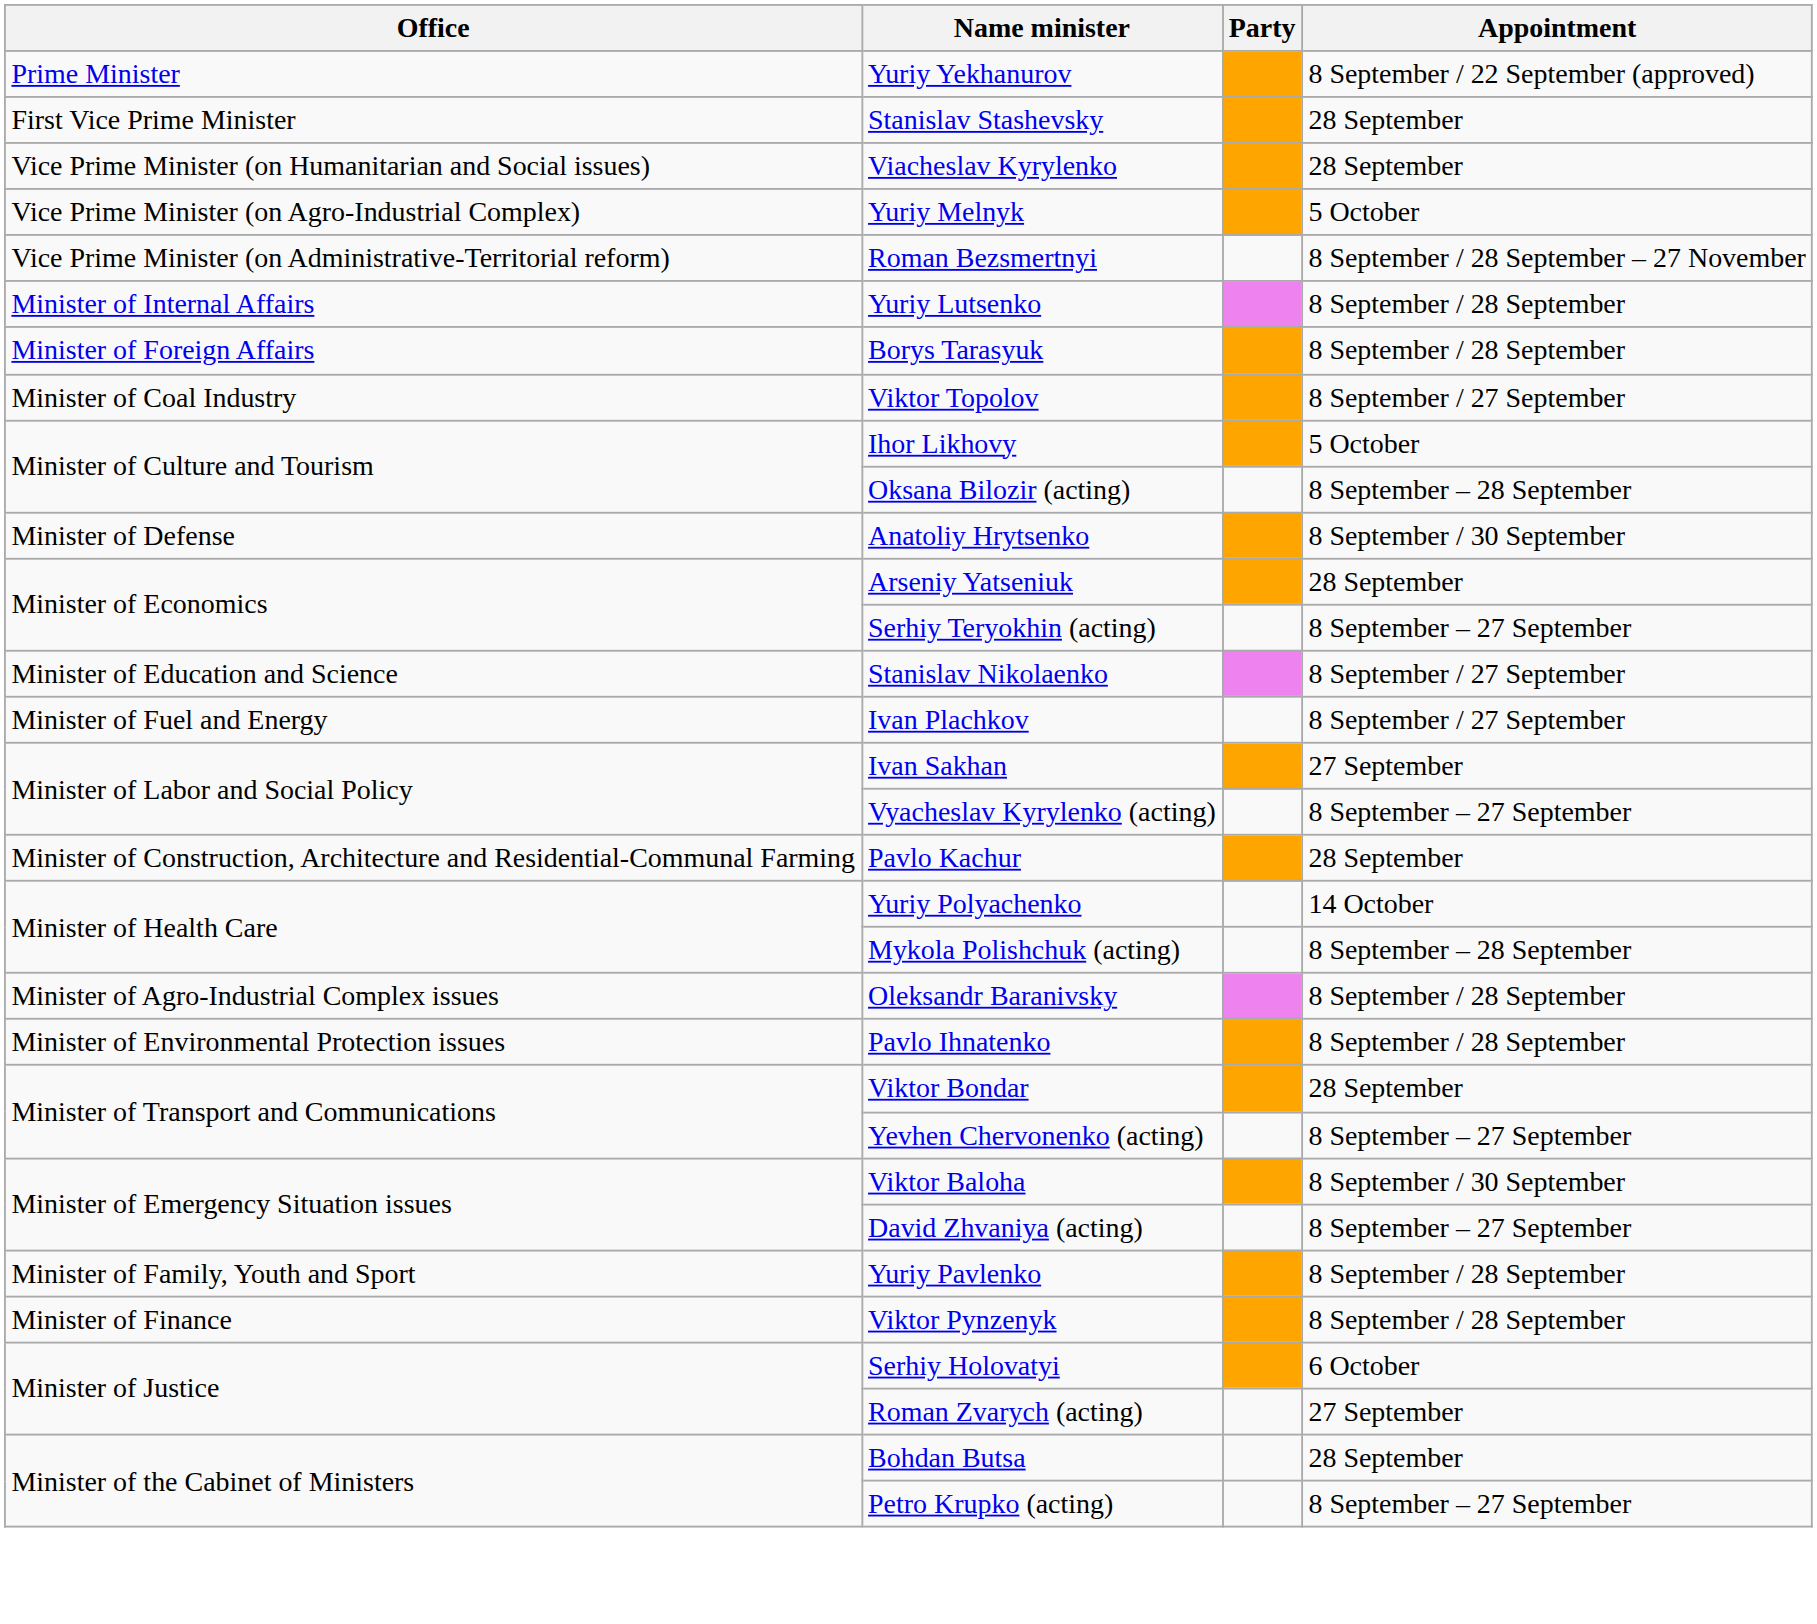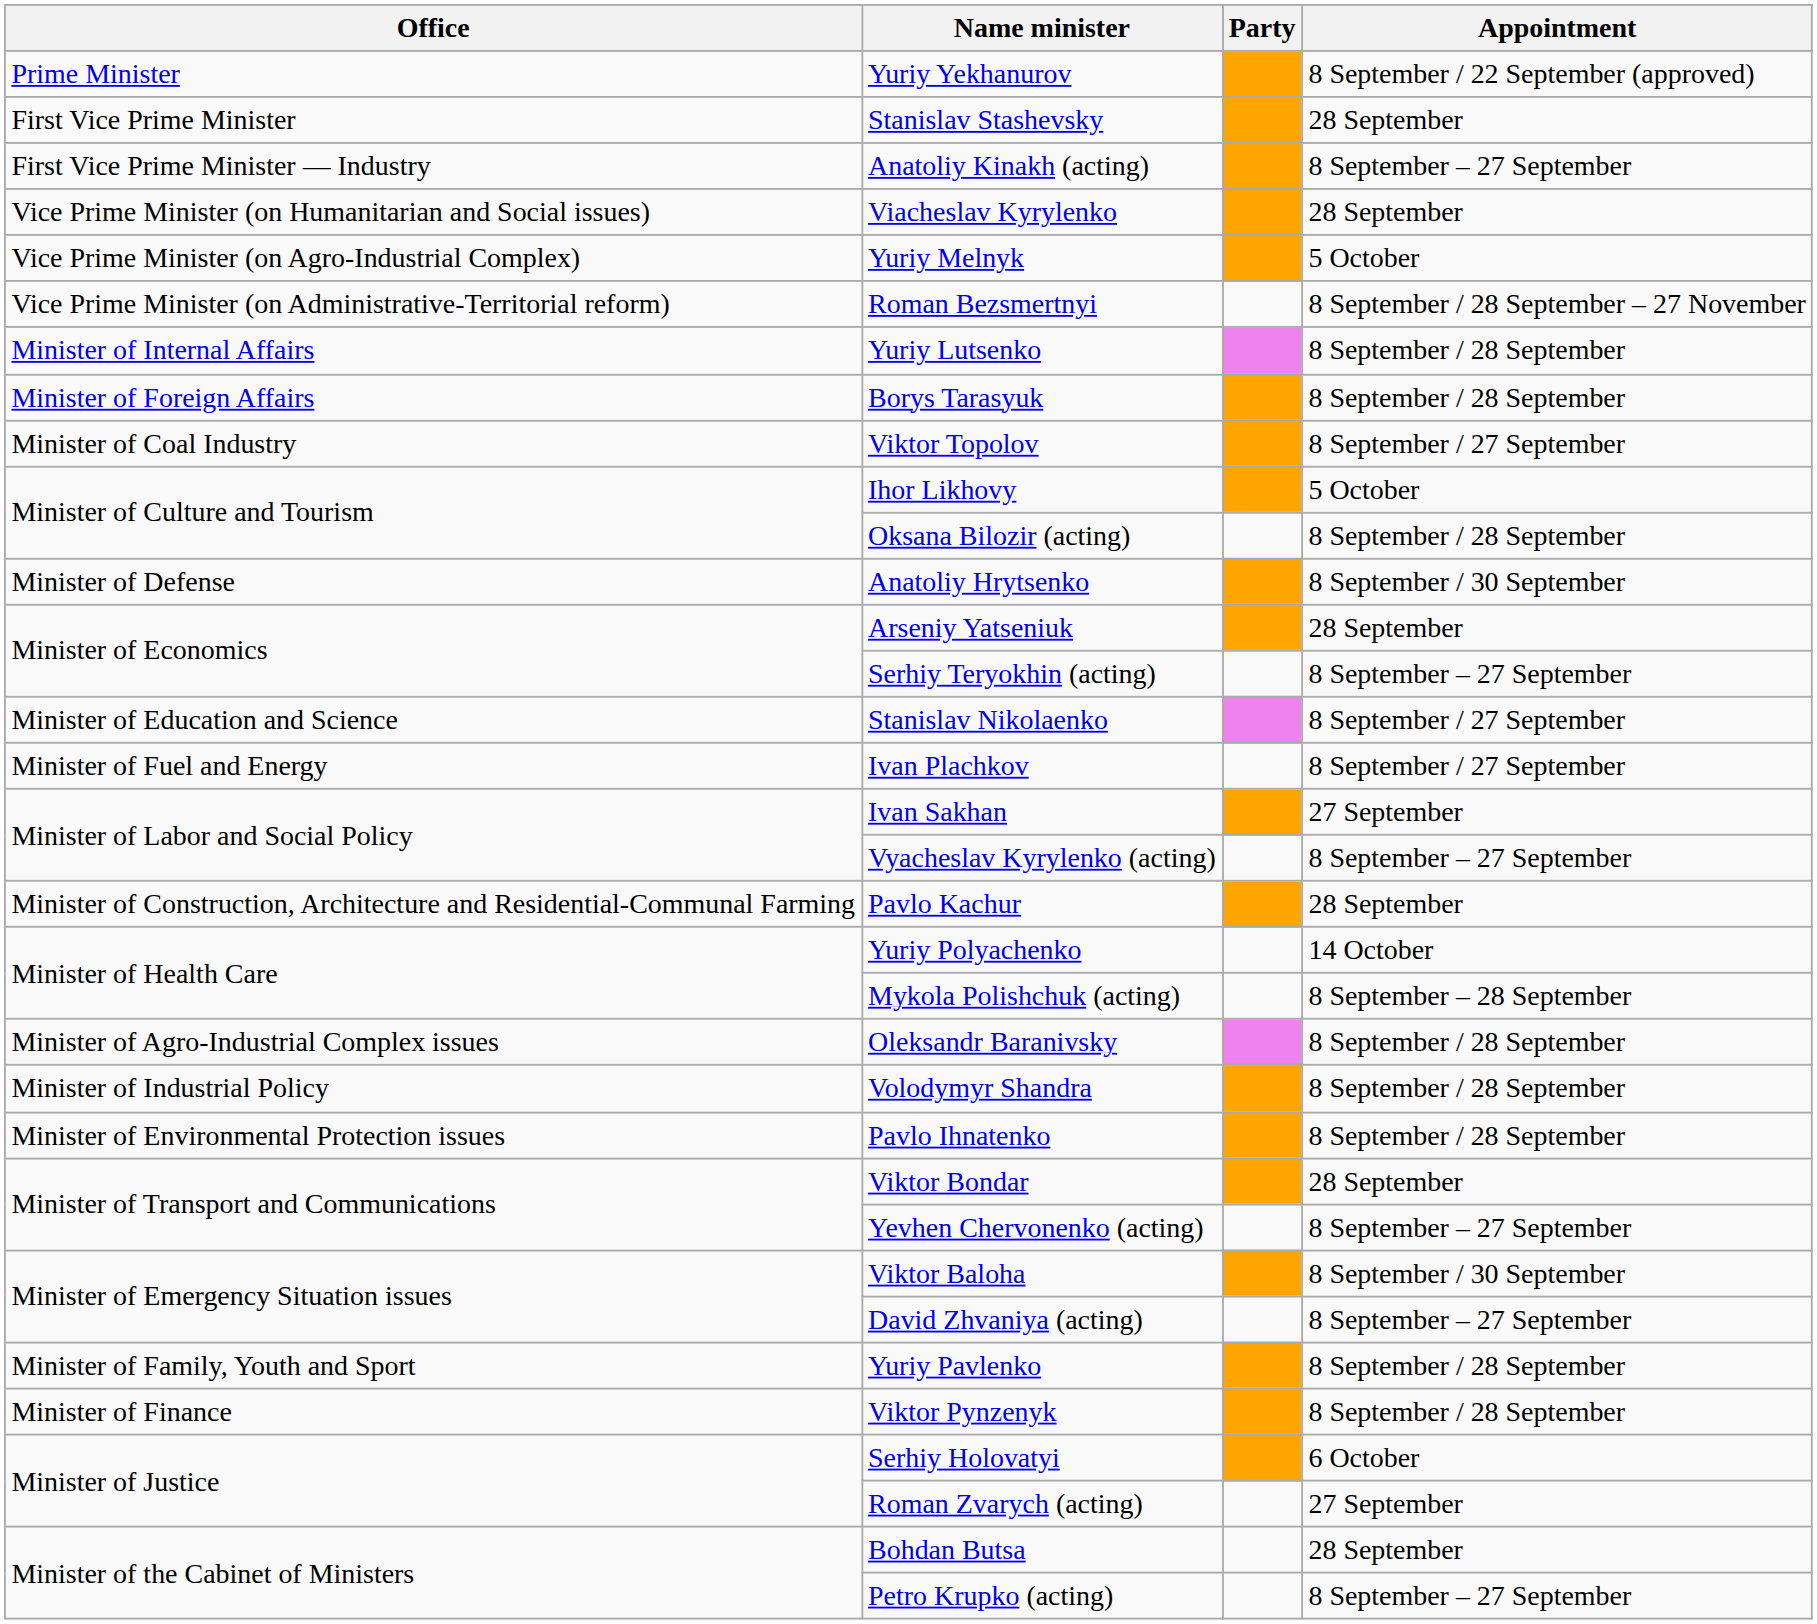+ row: (1009, 166)
(1470, 488) 8 September – 28 September -> (1467, 535) 8 September / 28 September
+ row: (980, 1088)
